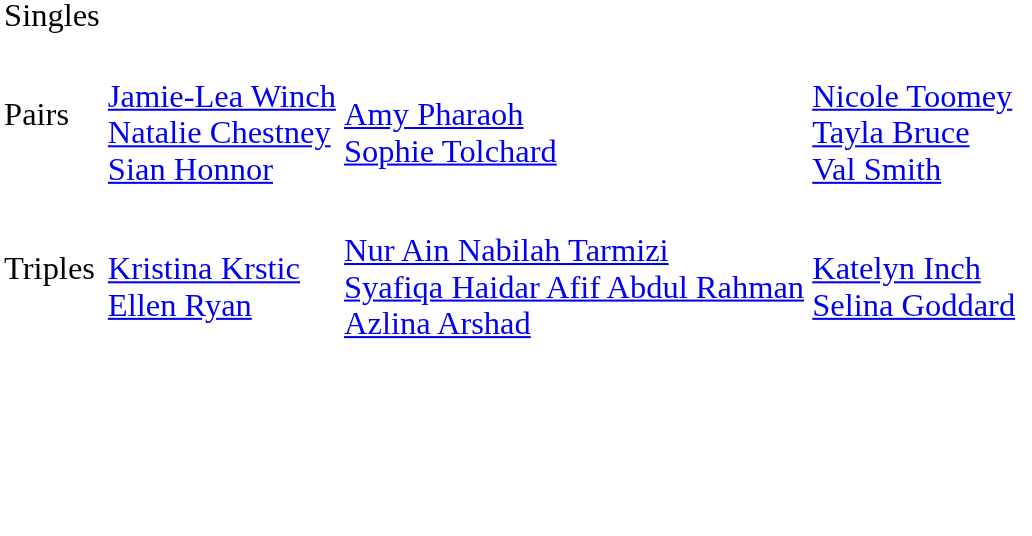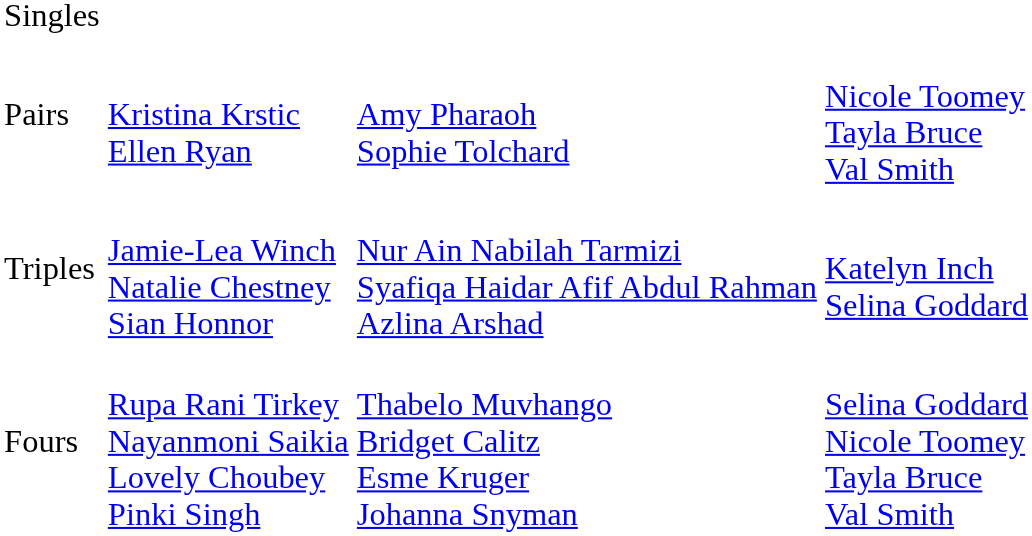(222, 132) Jamie-Lea Winch Natalie Chestney Sian Honnor -> (204, 132) Kristina Krstic Ellen Ryan
(204, 286) Kristina Krstic Ellen Ryan -> (222, 286) Jamie-Lea Winch Natalie Chestney Sian Honnor
+ row: (41, 441)
